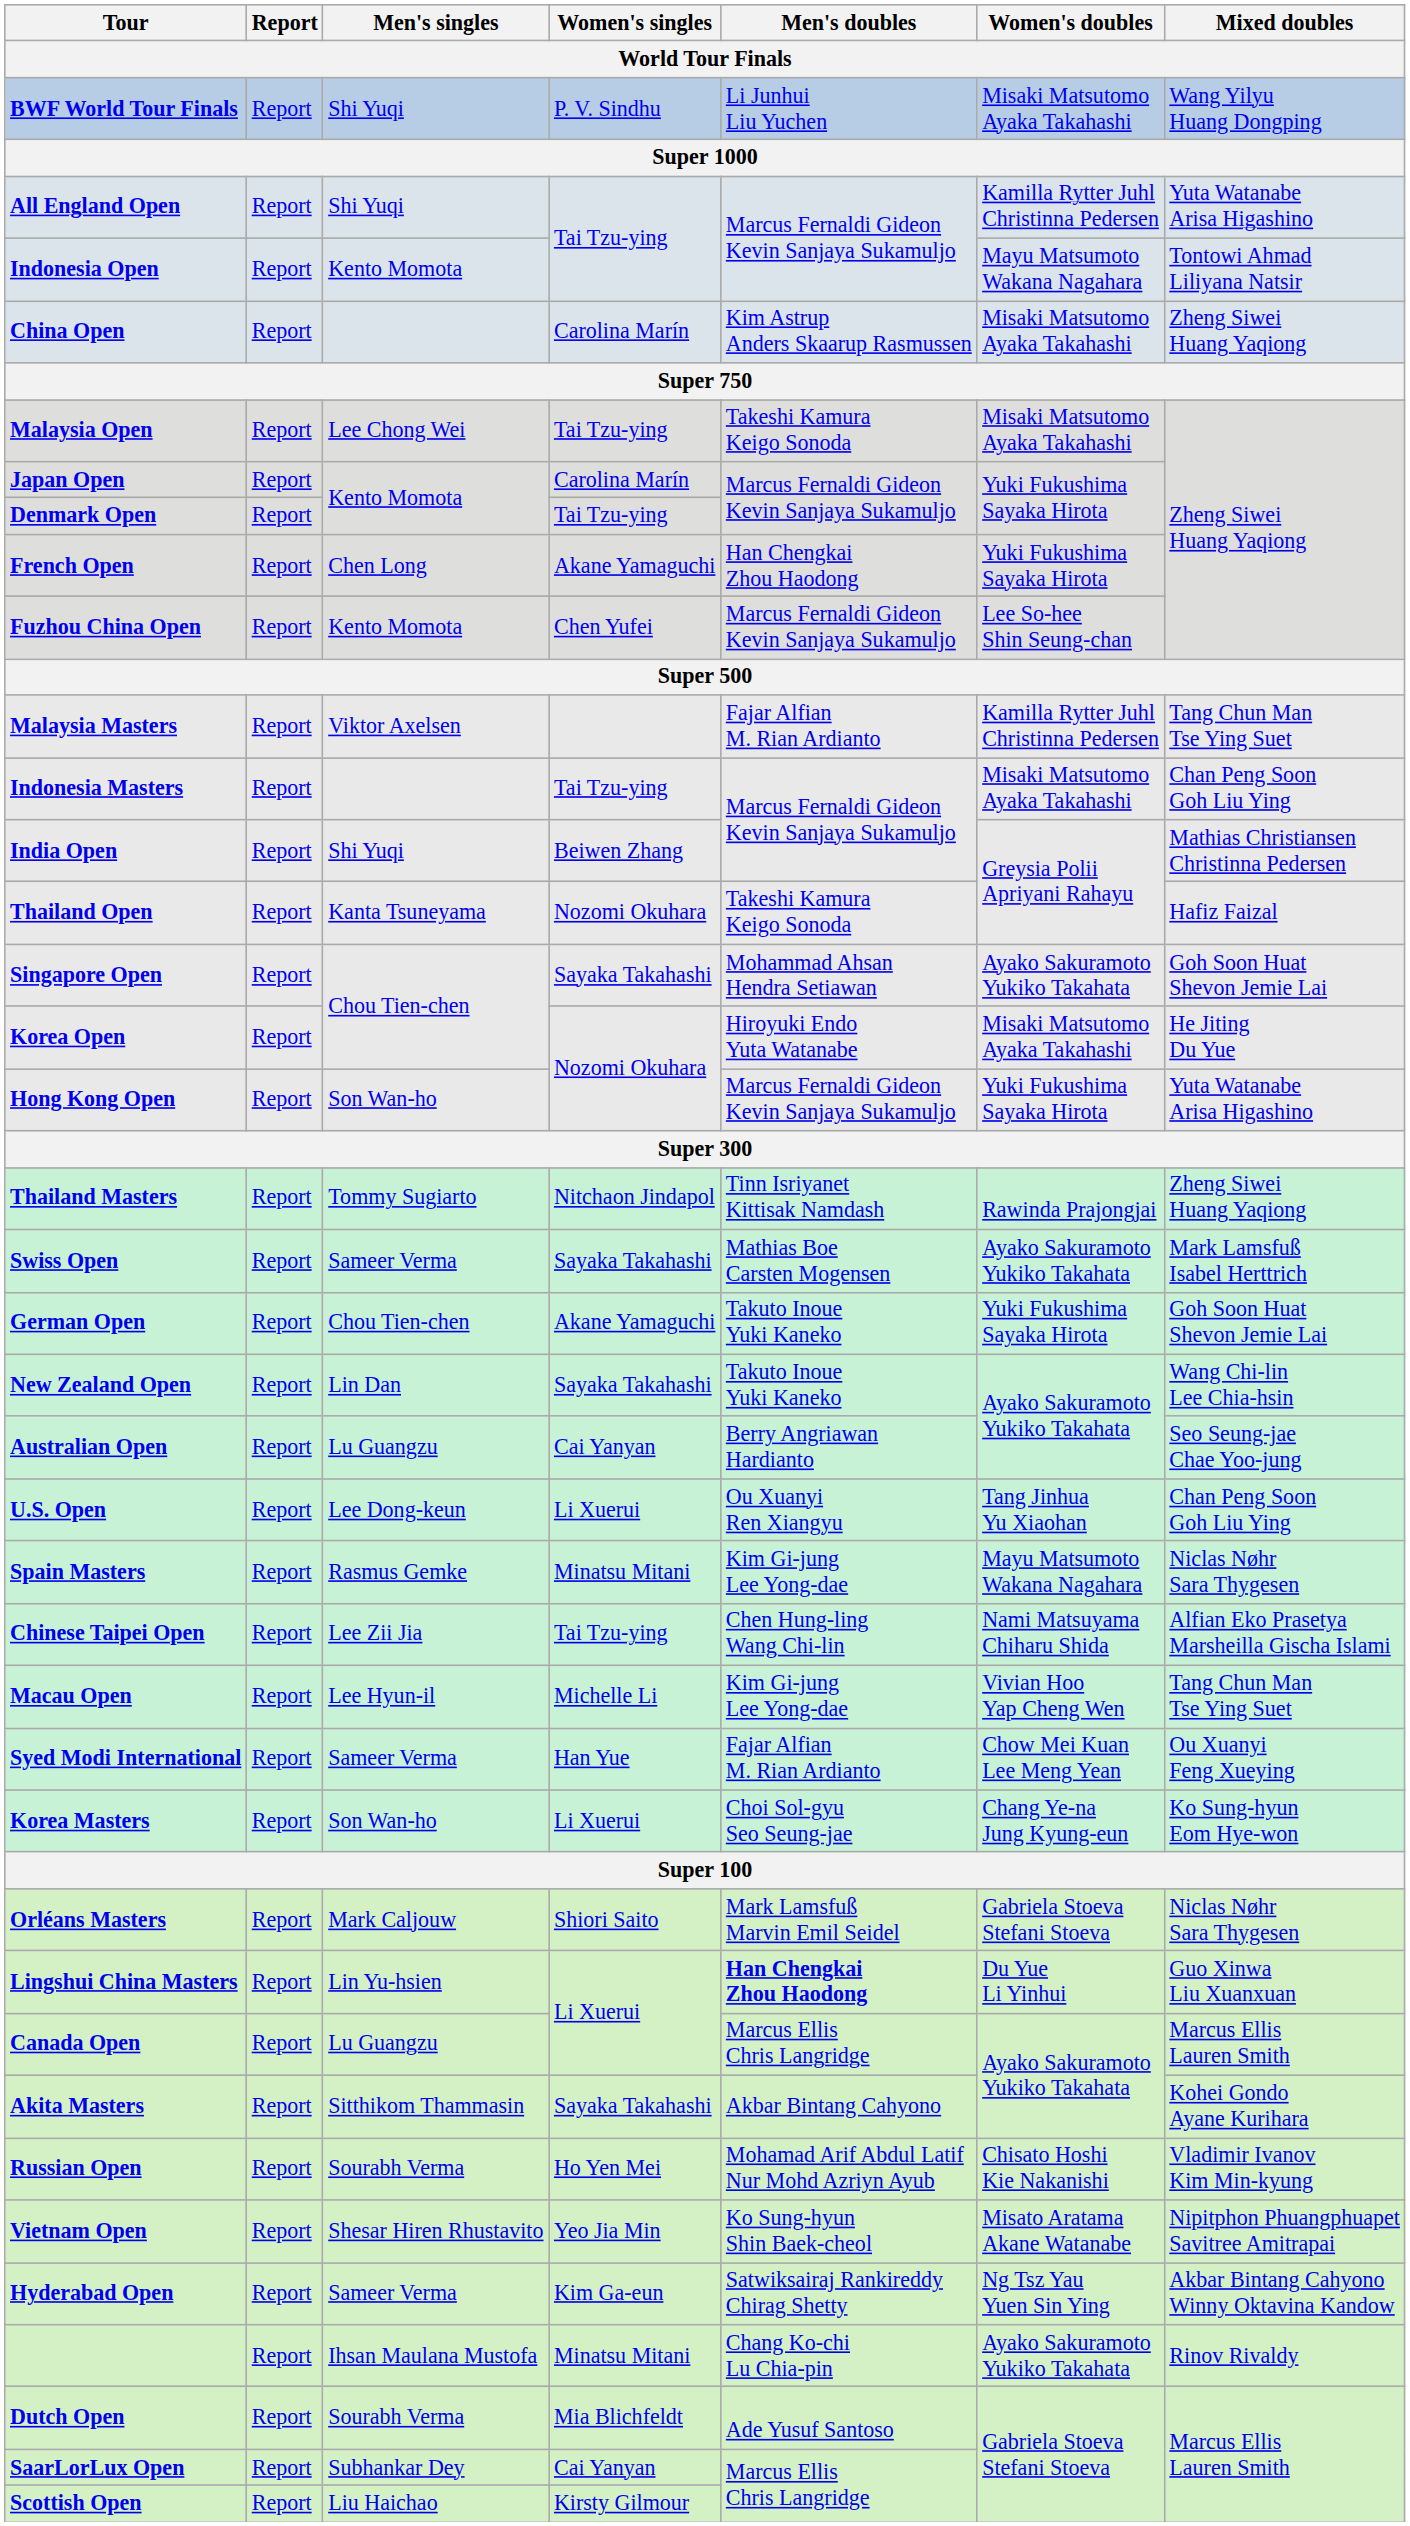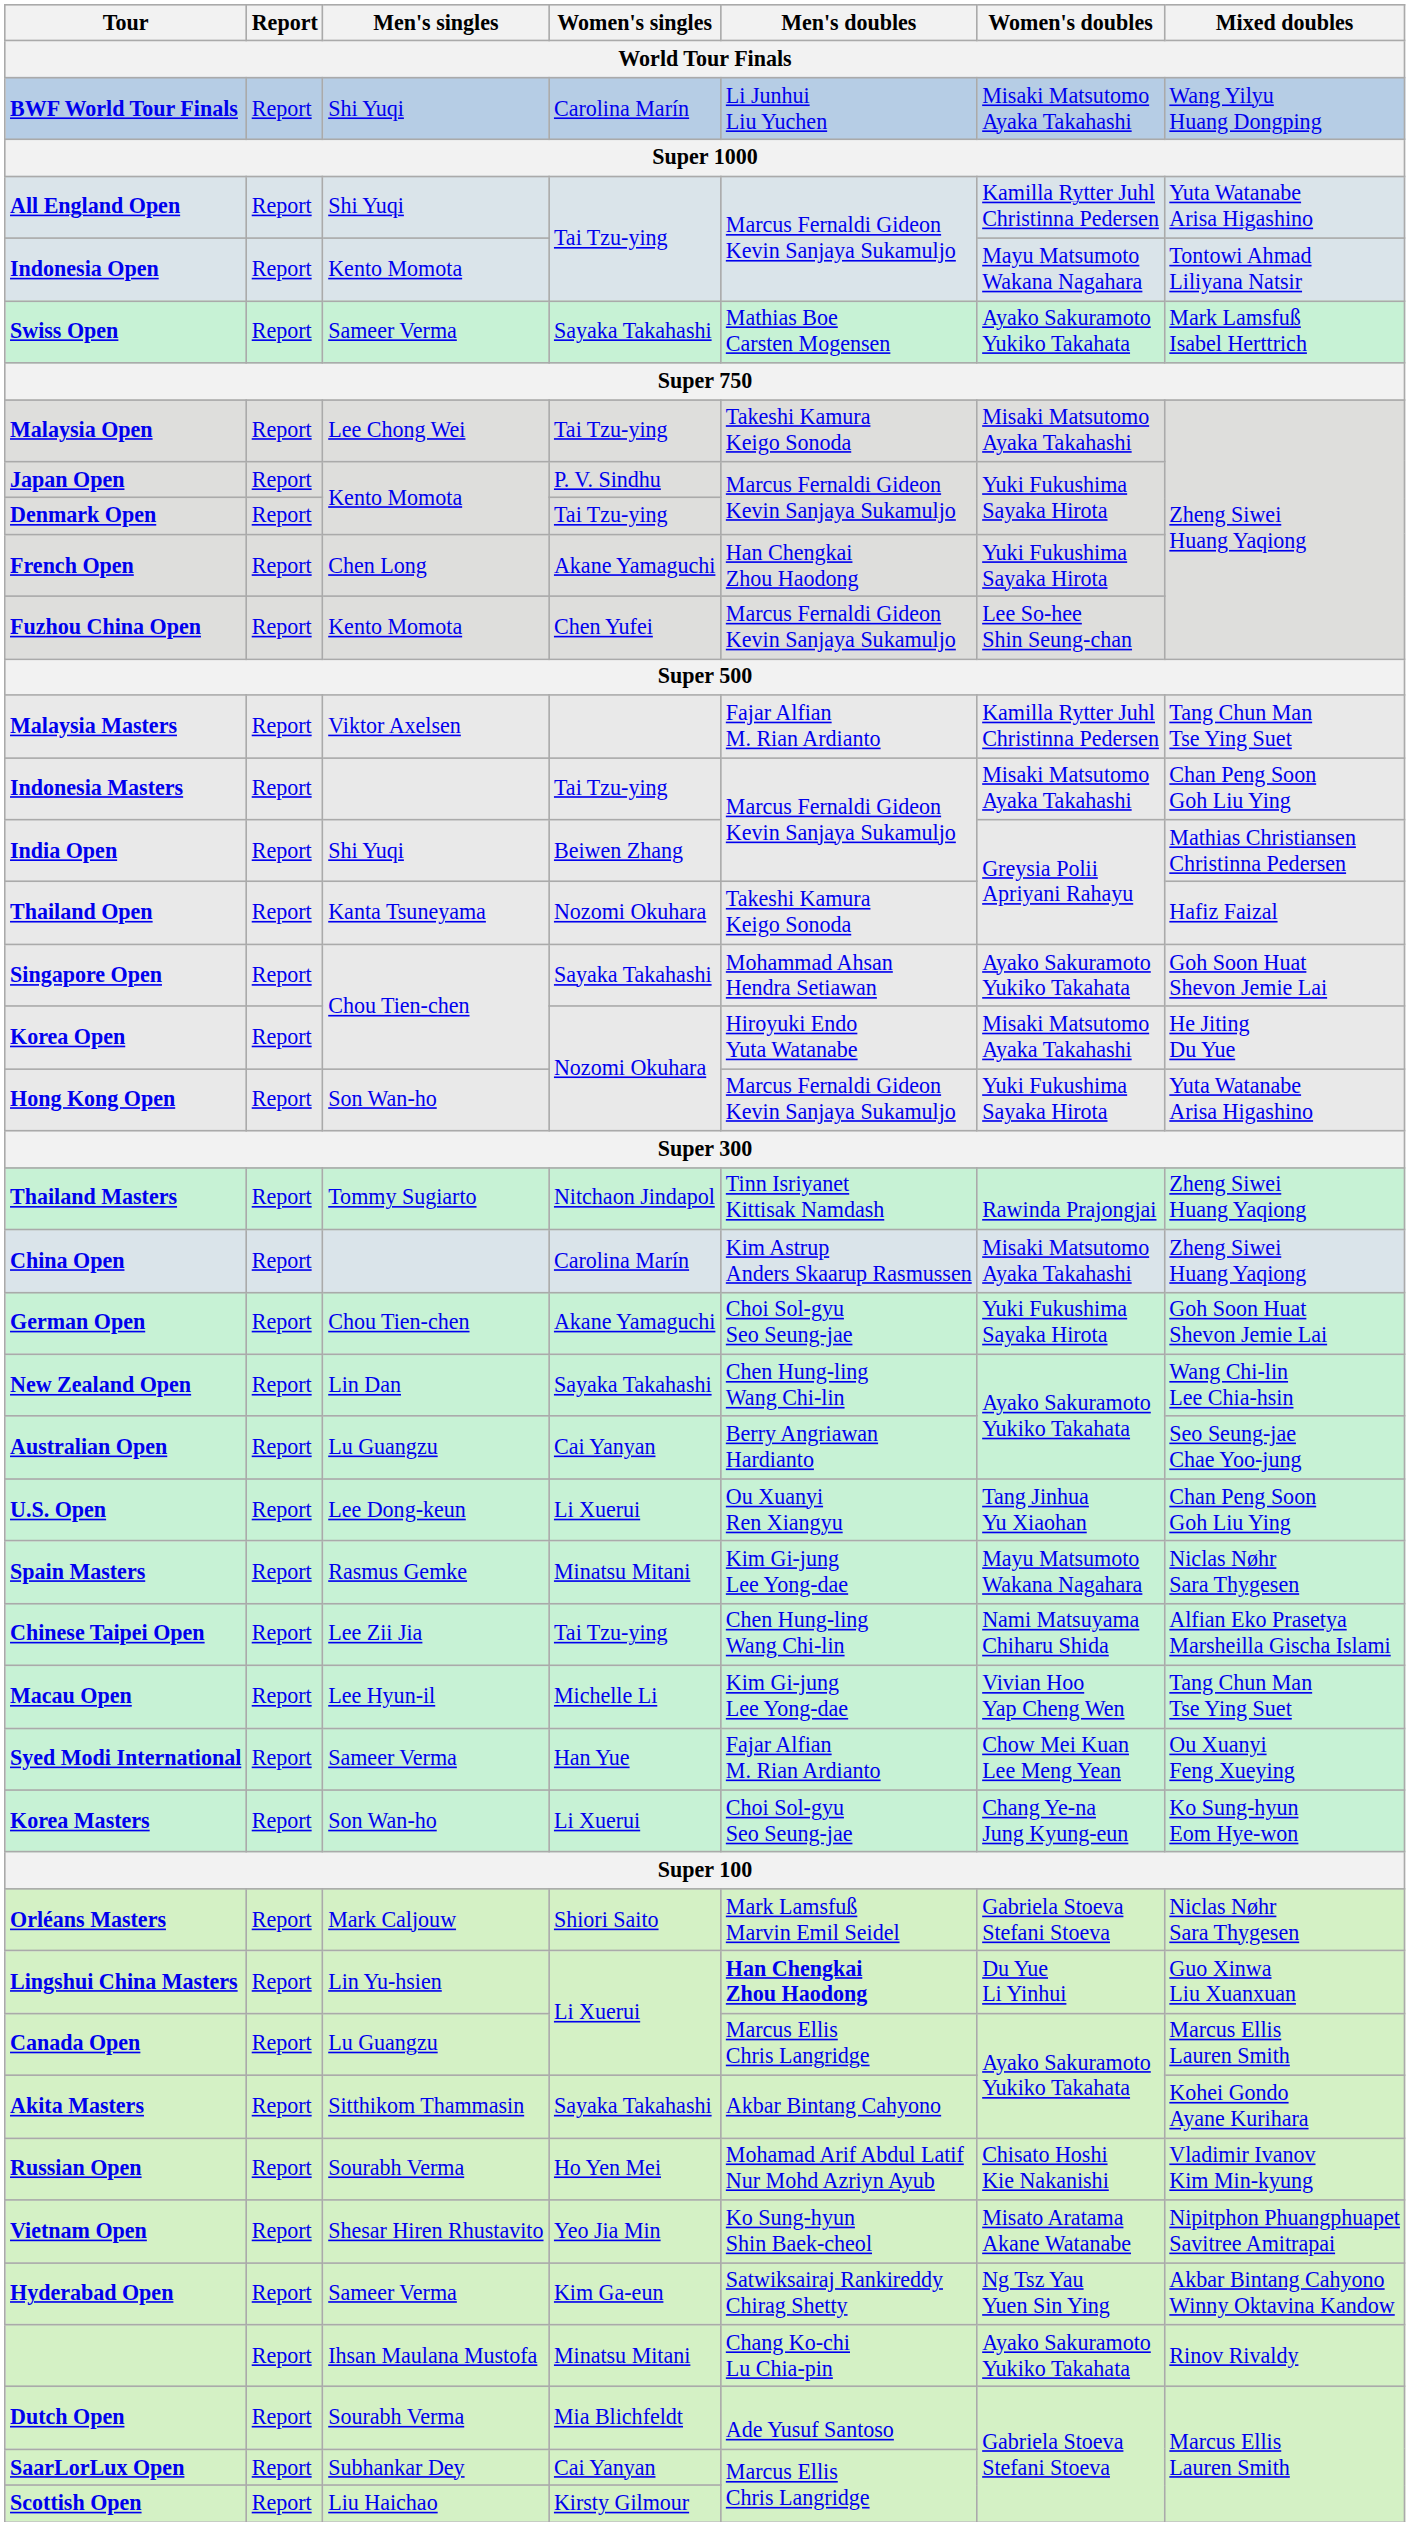(607, 107) P. V. Sindhu -> (622, 107) Carolina Marín
rows swapped: (67, 331) <-> (64, 1260)
(622, 479) Carolina Marín -> (607, 479) P. V. Sindhu
(784, 1322) Takuto Inoue Yuki Kaneko -> (789, 1322) Choi Sol-gyu Seo Seung-jae
(784, 1384) Takuto Inoue Yuki Kaneko -> (797, 1384) Chen Hung-ling Wang Chi-lin
